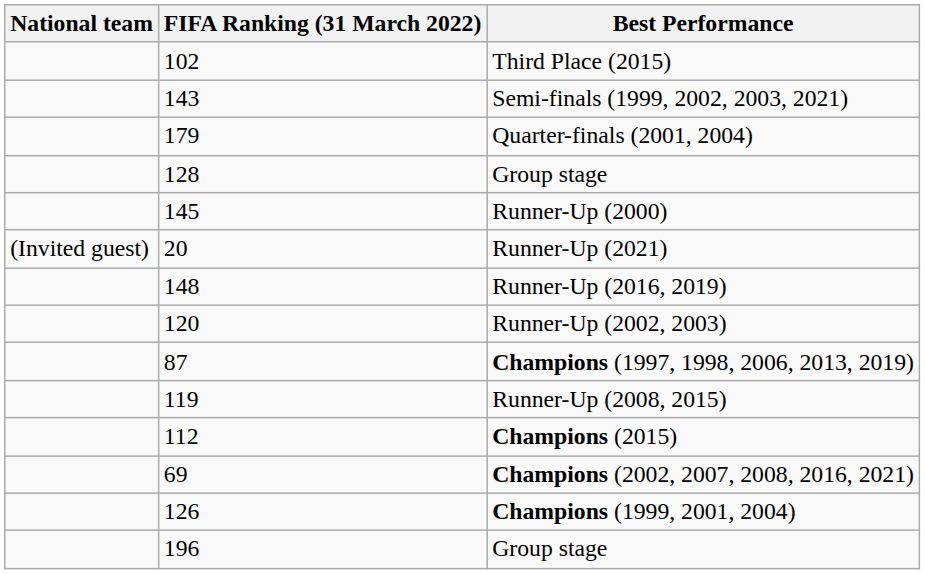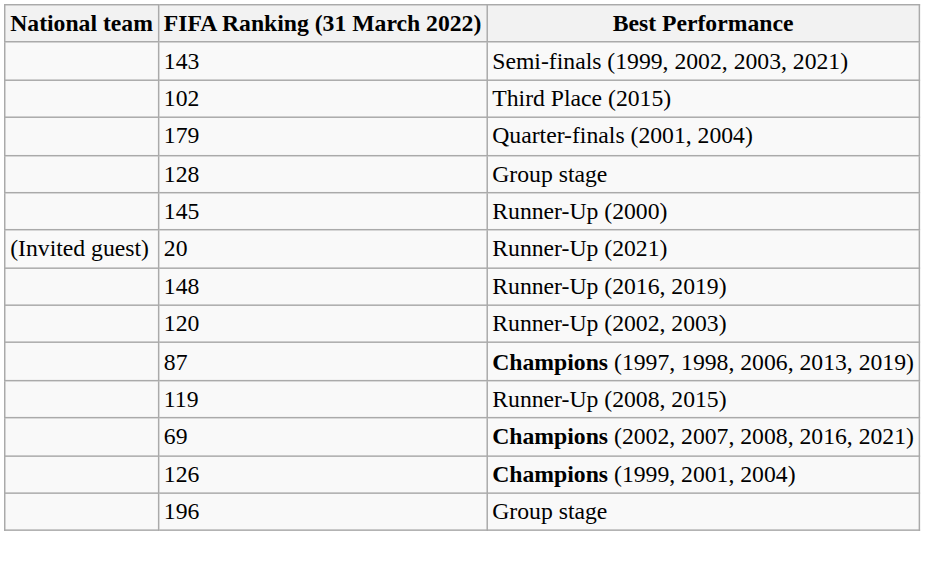rows swapped: (182, 98) <-> (182, 60)
- row: (181, 436)
